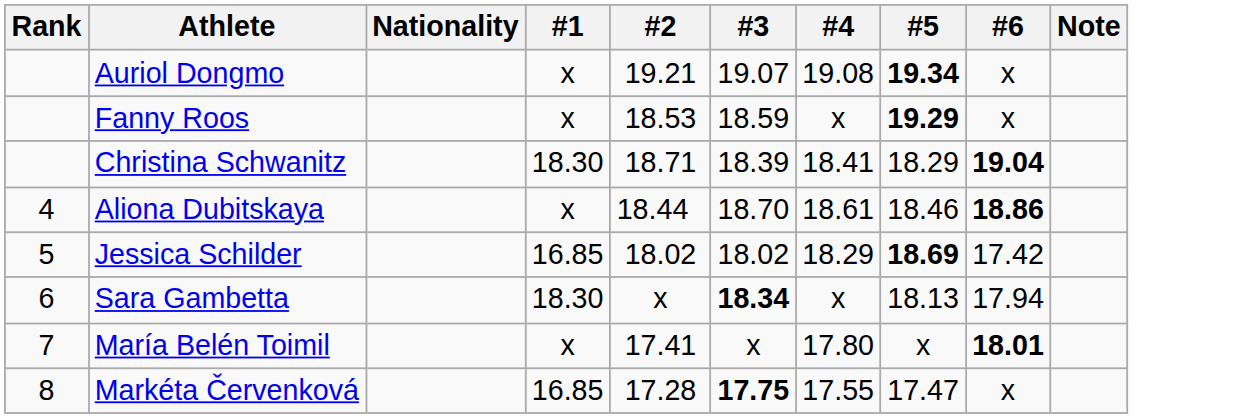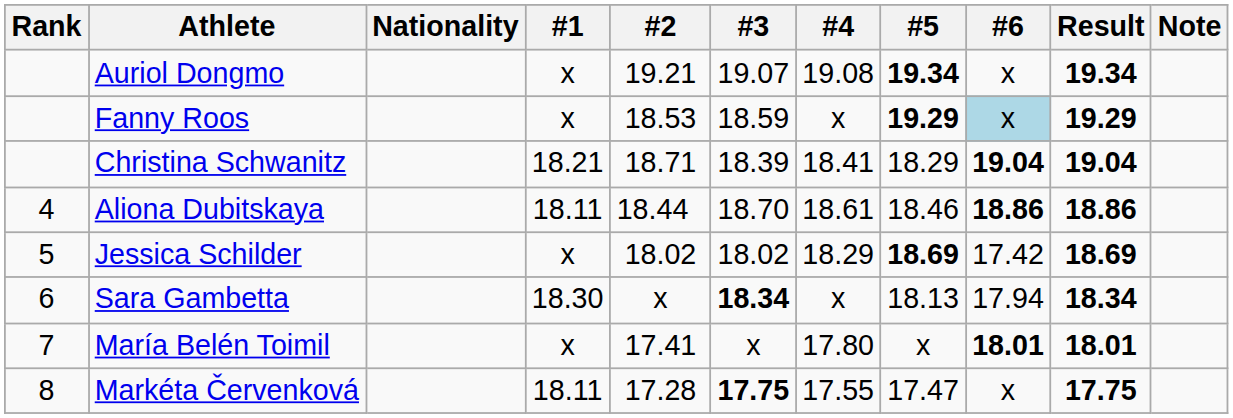+ column: (1101, 27)
(1008, 118) no background -> (1008, 118) lightblue background
(568, 163) 18.30 -> (568, 163) 18.21
(568, 208) x -> (568, 208) 18.11
(568, 254) 16.85 -> (568, 254) x
(568, 390) 16.85 -> (568, 390) 18.11
